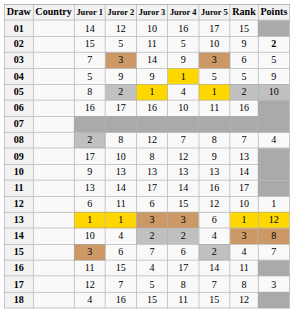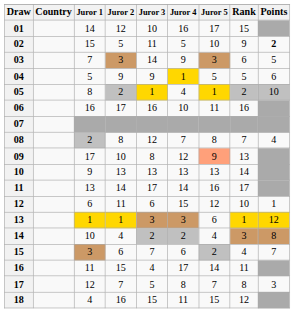(274, 76) 9 -> (274, 76) 6
(214, 156) no background -> (214, 156) lightsalmon background
